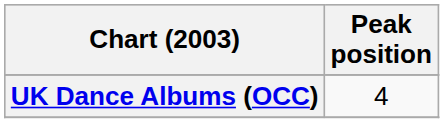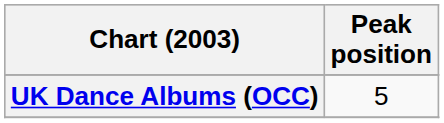(381, 95) 4 -> (381, 95) 5
